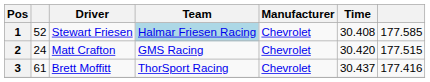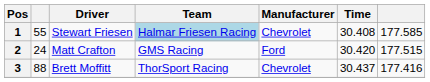(40, 32) 52 -> (40, 32) 55
(286, 50) Chevrolet -> (273, 50) Ford
(40, 69) 61 -> (40, 69) 88
